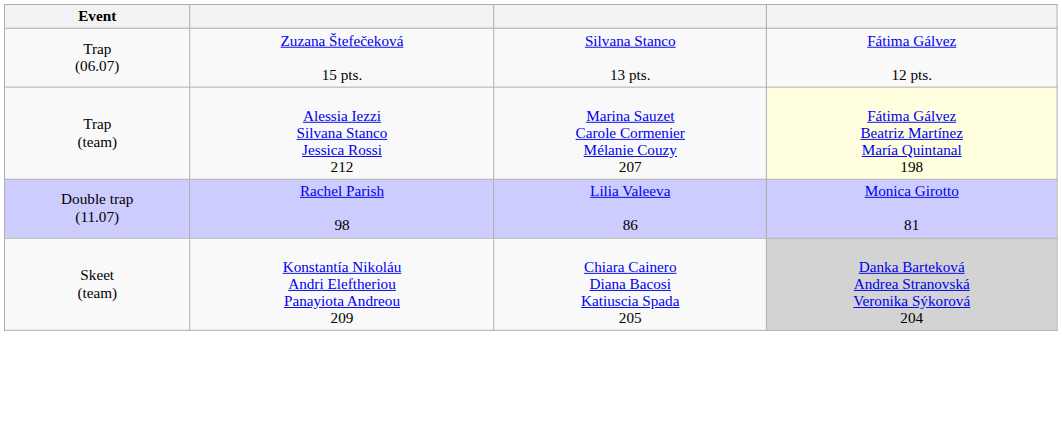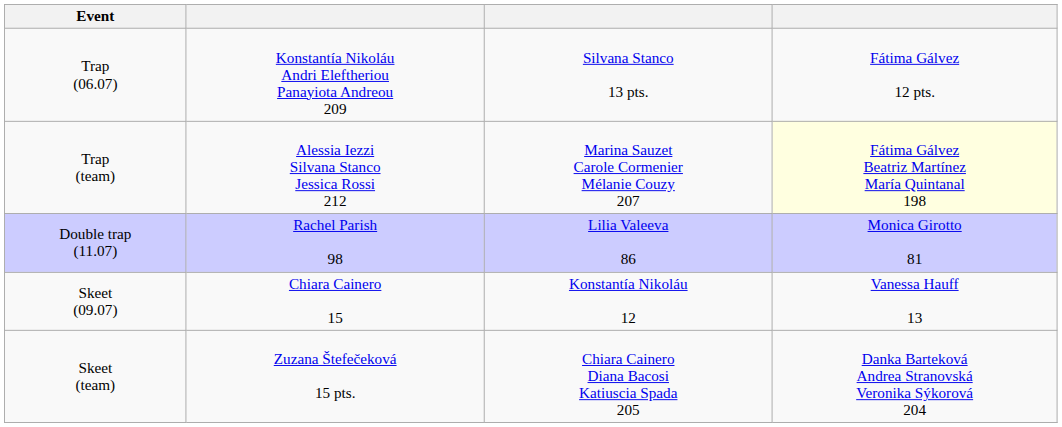(342, 57) Zuzana Štefečeková 15 pts. -> (335, 83) Konstantía Nikoláu Andri Eleftheriou Panayiota Andreou 209
+ row: (95, 301)
(342, 292) Konstantía Nikoláu Andri Eleftheriou Panayiota Andreou 209 -> (335, 376) Zuzana Štefečeková 15 pts.
(912, 292) lightgrey background -> (915, 385) no background
